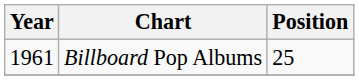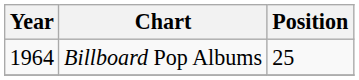(32, 57) 1961 -> (32, 57) 1964
